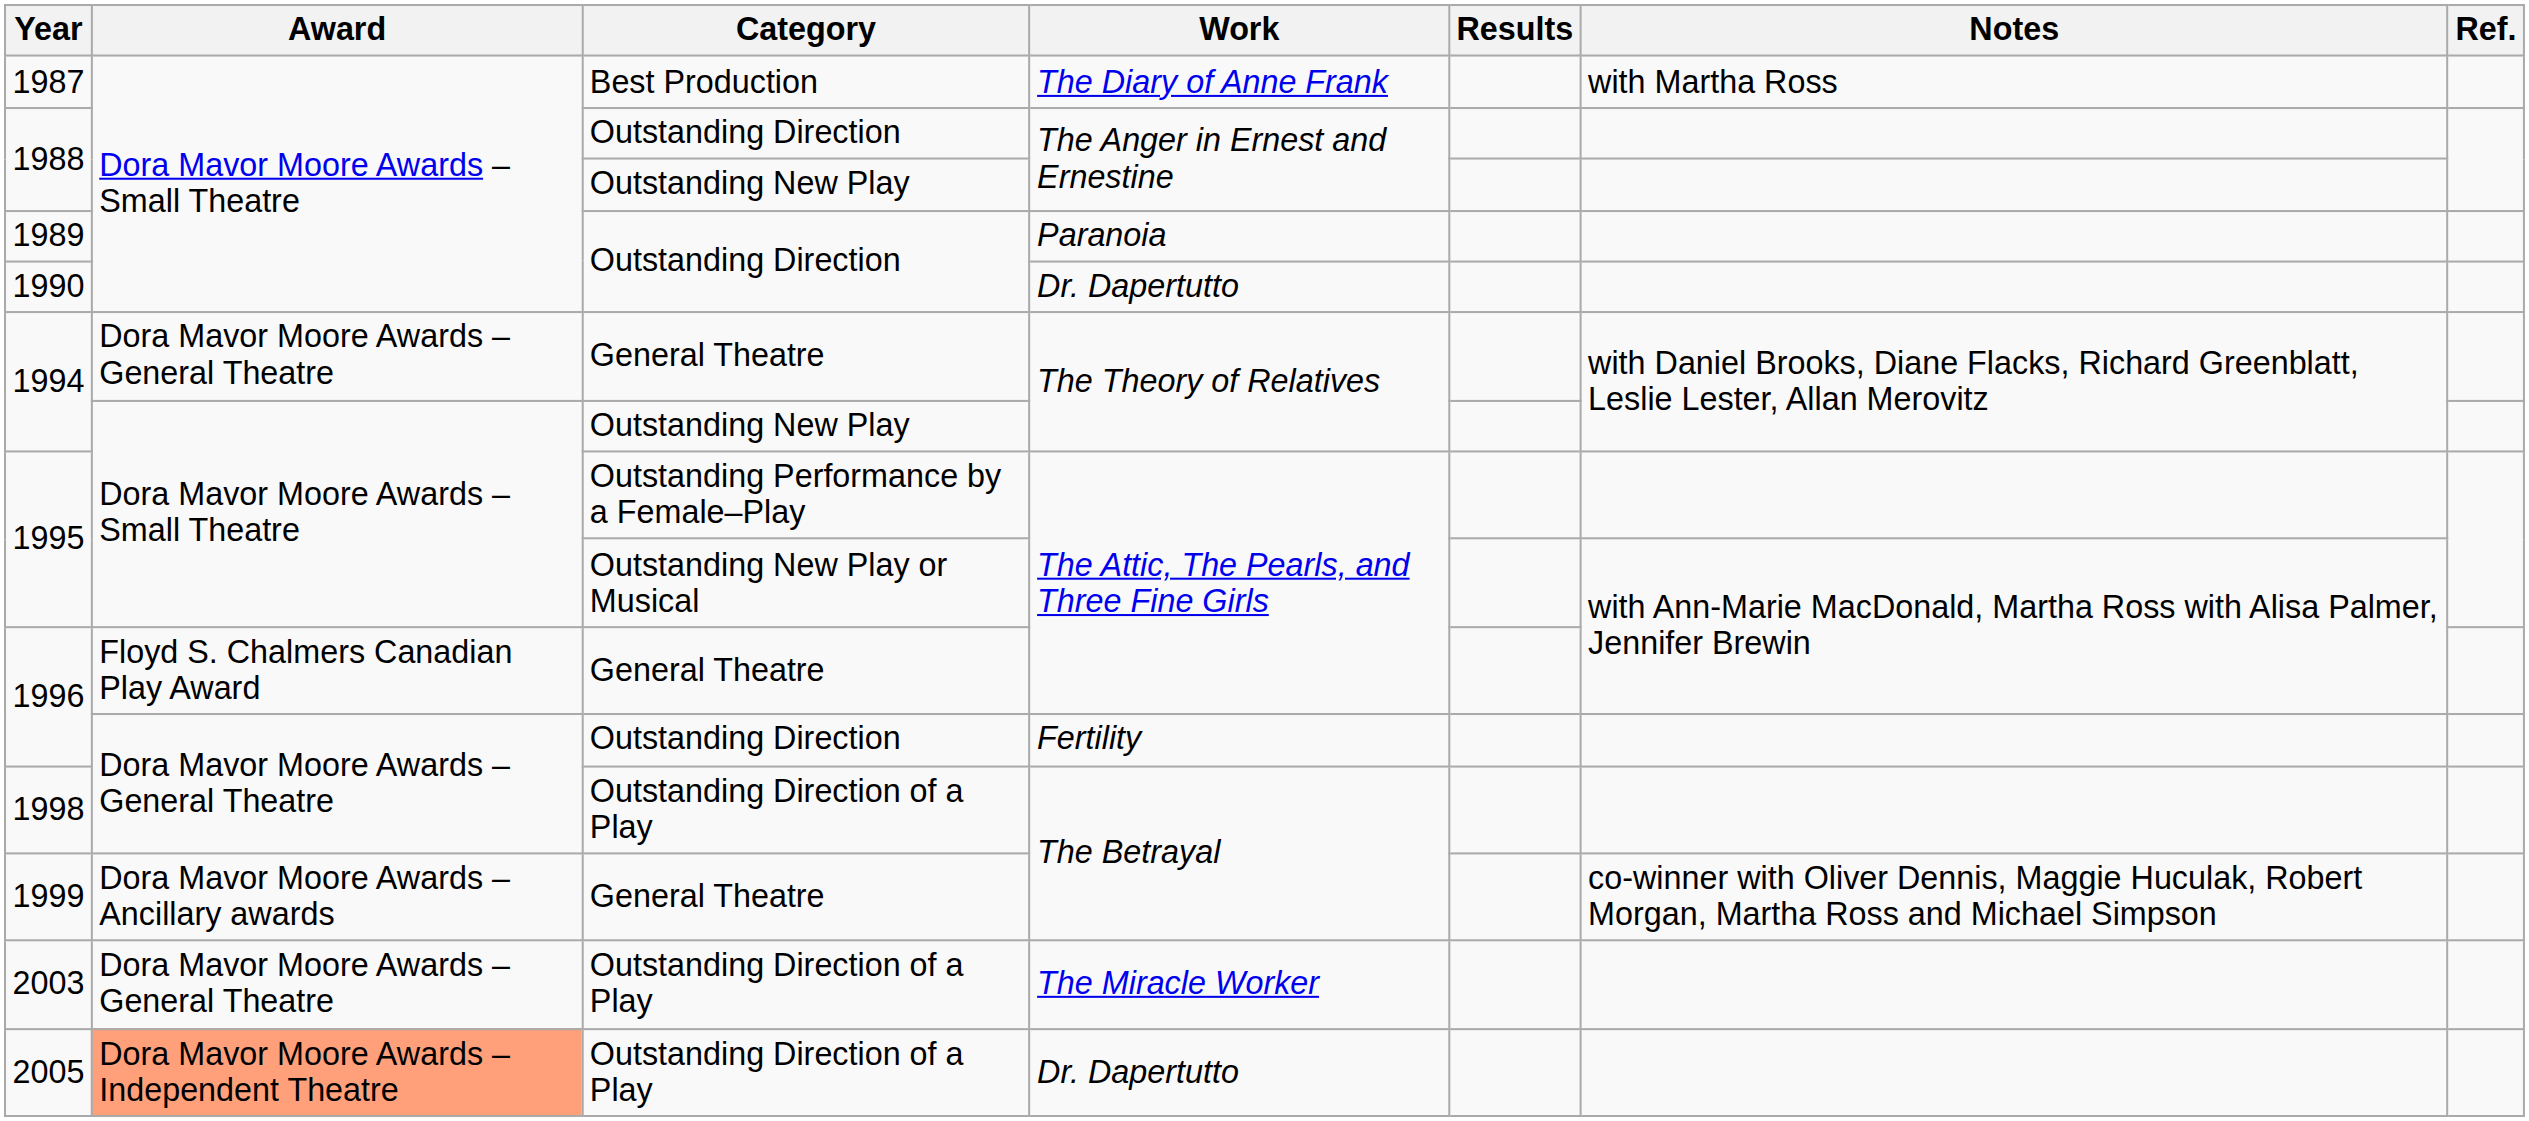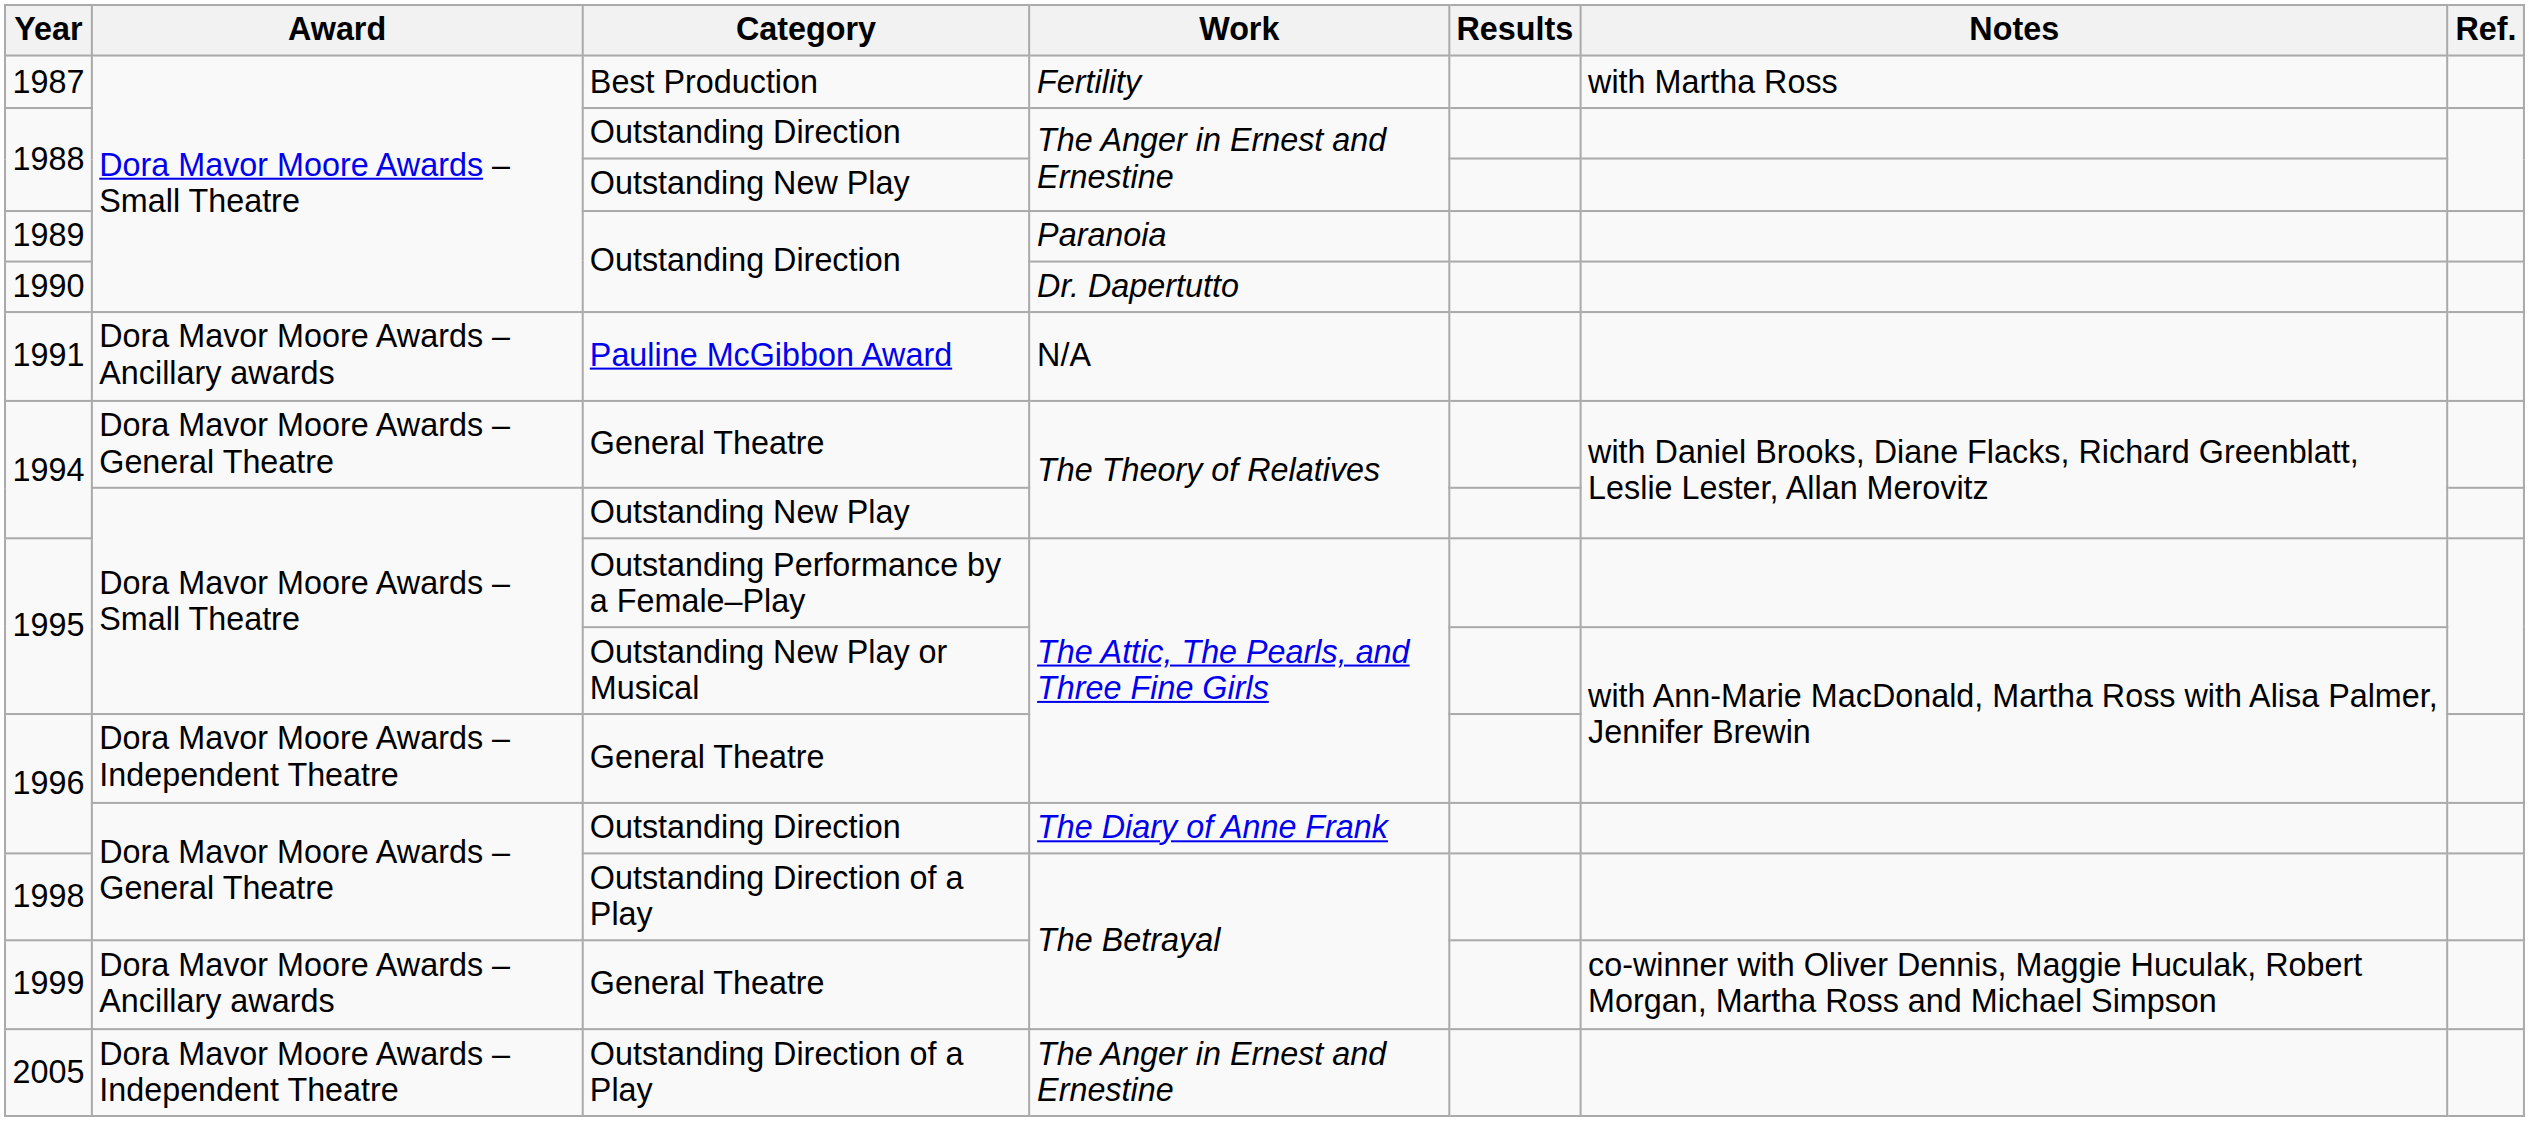(1213, 81) The Diary of Anne Frank -> (1089, 81) Fertility
+ row: (48, 355)
(306, 669) Floyd S. Chalmers Canadian Play Award -> (305, 757) Dora Mavor Moore Awards – Independent Theatre
(1089, 739) Fertility -> (1213, 827) The Diary of Anne Frank
- row: (48, 984)
(305, 1071) lightsalmon background -> (305, 1071) no background
(1138, 1071) Dr. Dapertutto -> (1212, 1071) The Anger in Ernest and Ernestine
